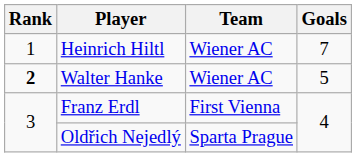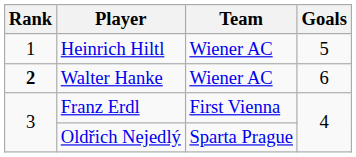(324, 48) 7 -> (324, 48) 5
(324, 78) 5 -> (324, 78) 6
